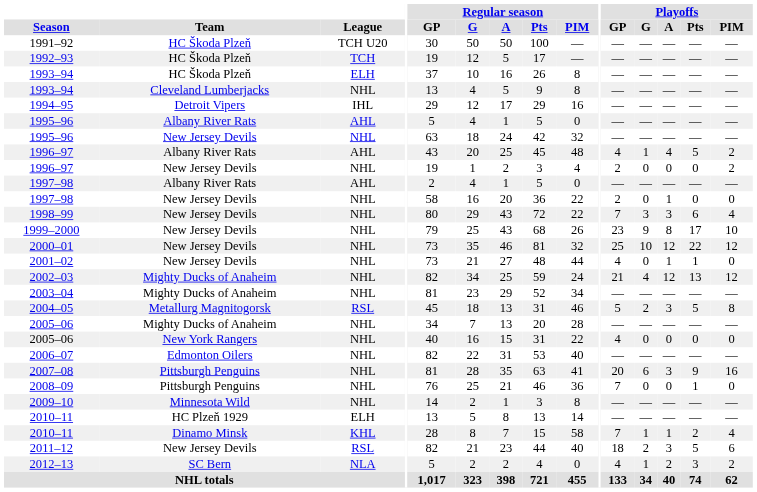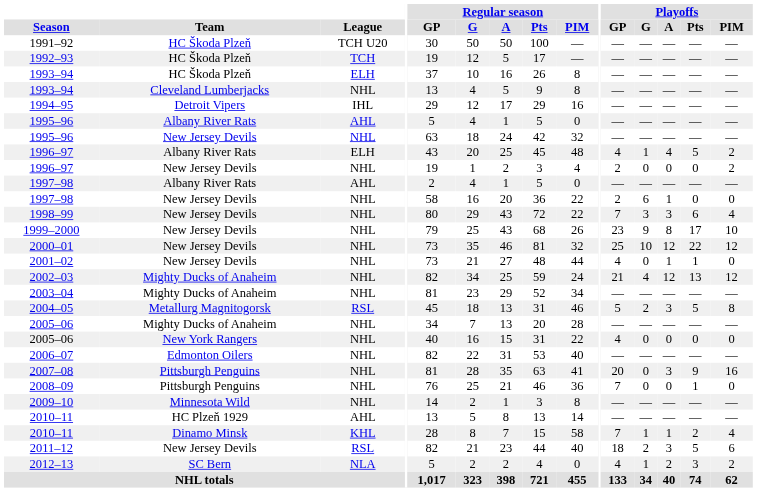(363, 152) AHL -> (363, 152) ELH
(646, 199) 0 -> (646, 199) 6
(646, 370) 6 -> (646, 370) 0
(363, 417) ELH -> (363, 417) AHL
